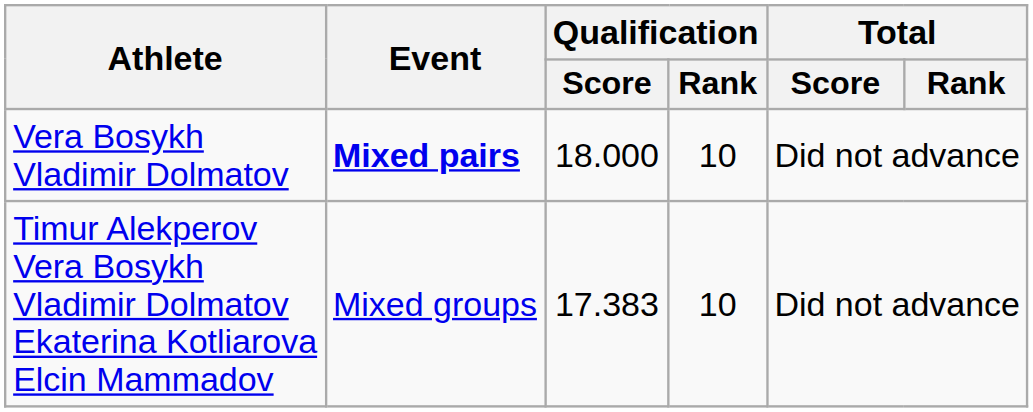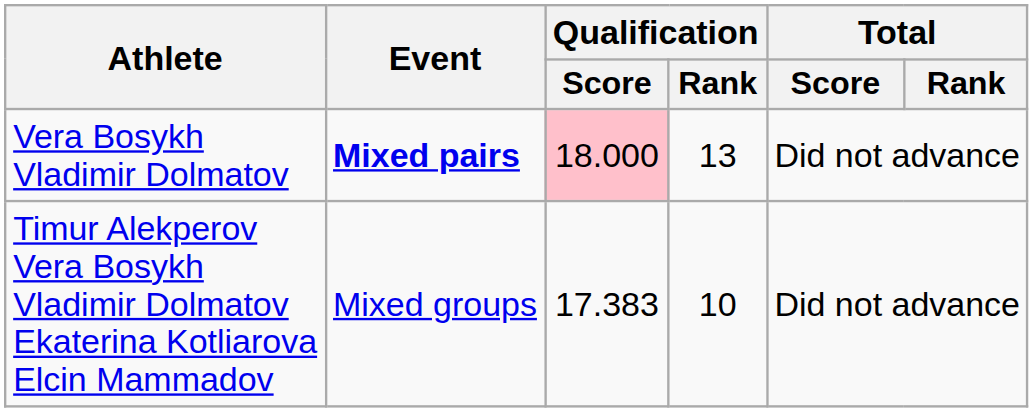(607, 156) no background -> (607, 156) pink background
(718, 156) 10 -> (718, 156) 13
